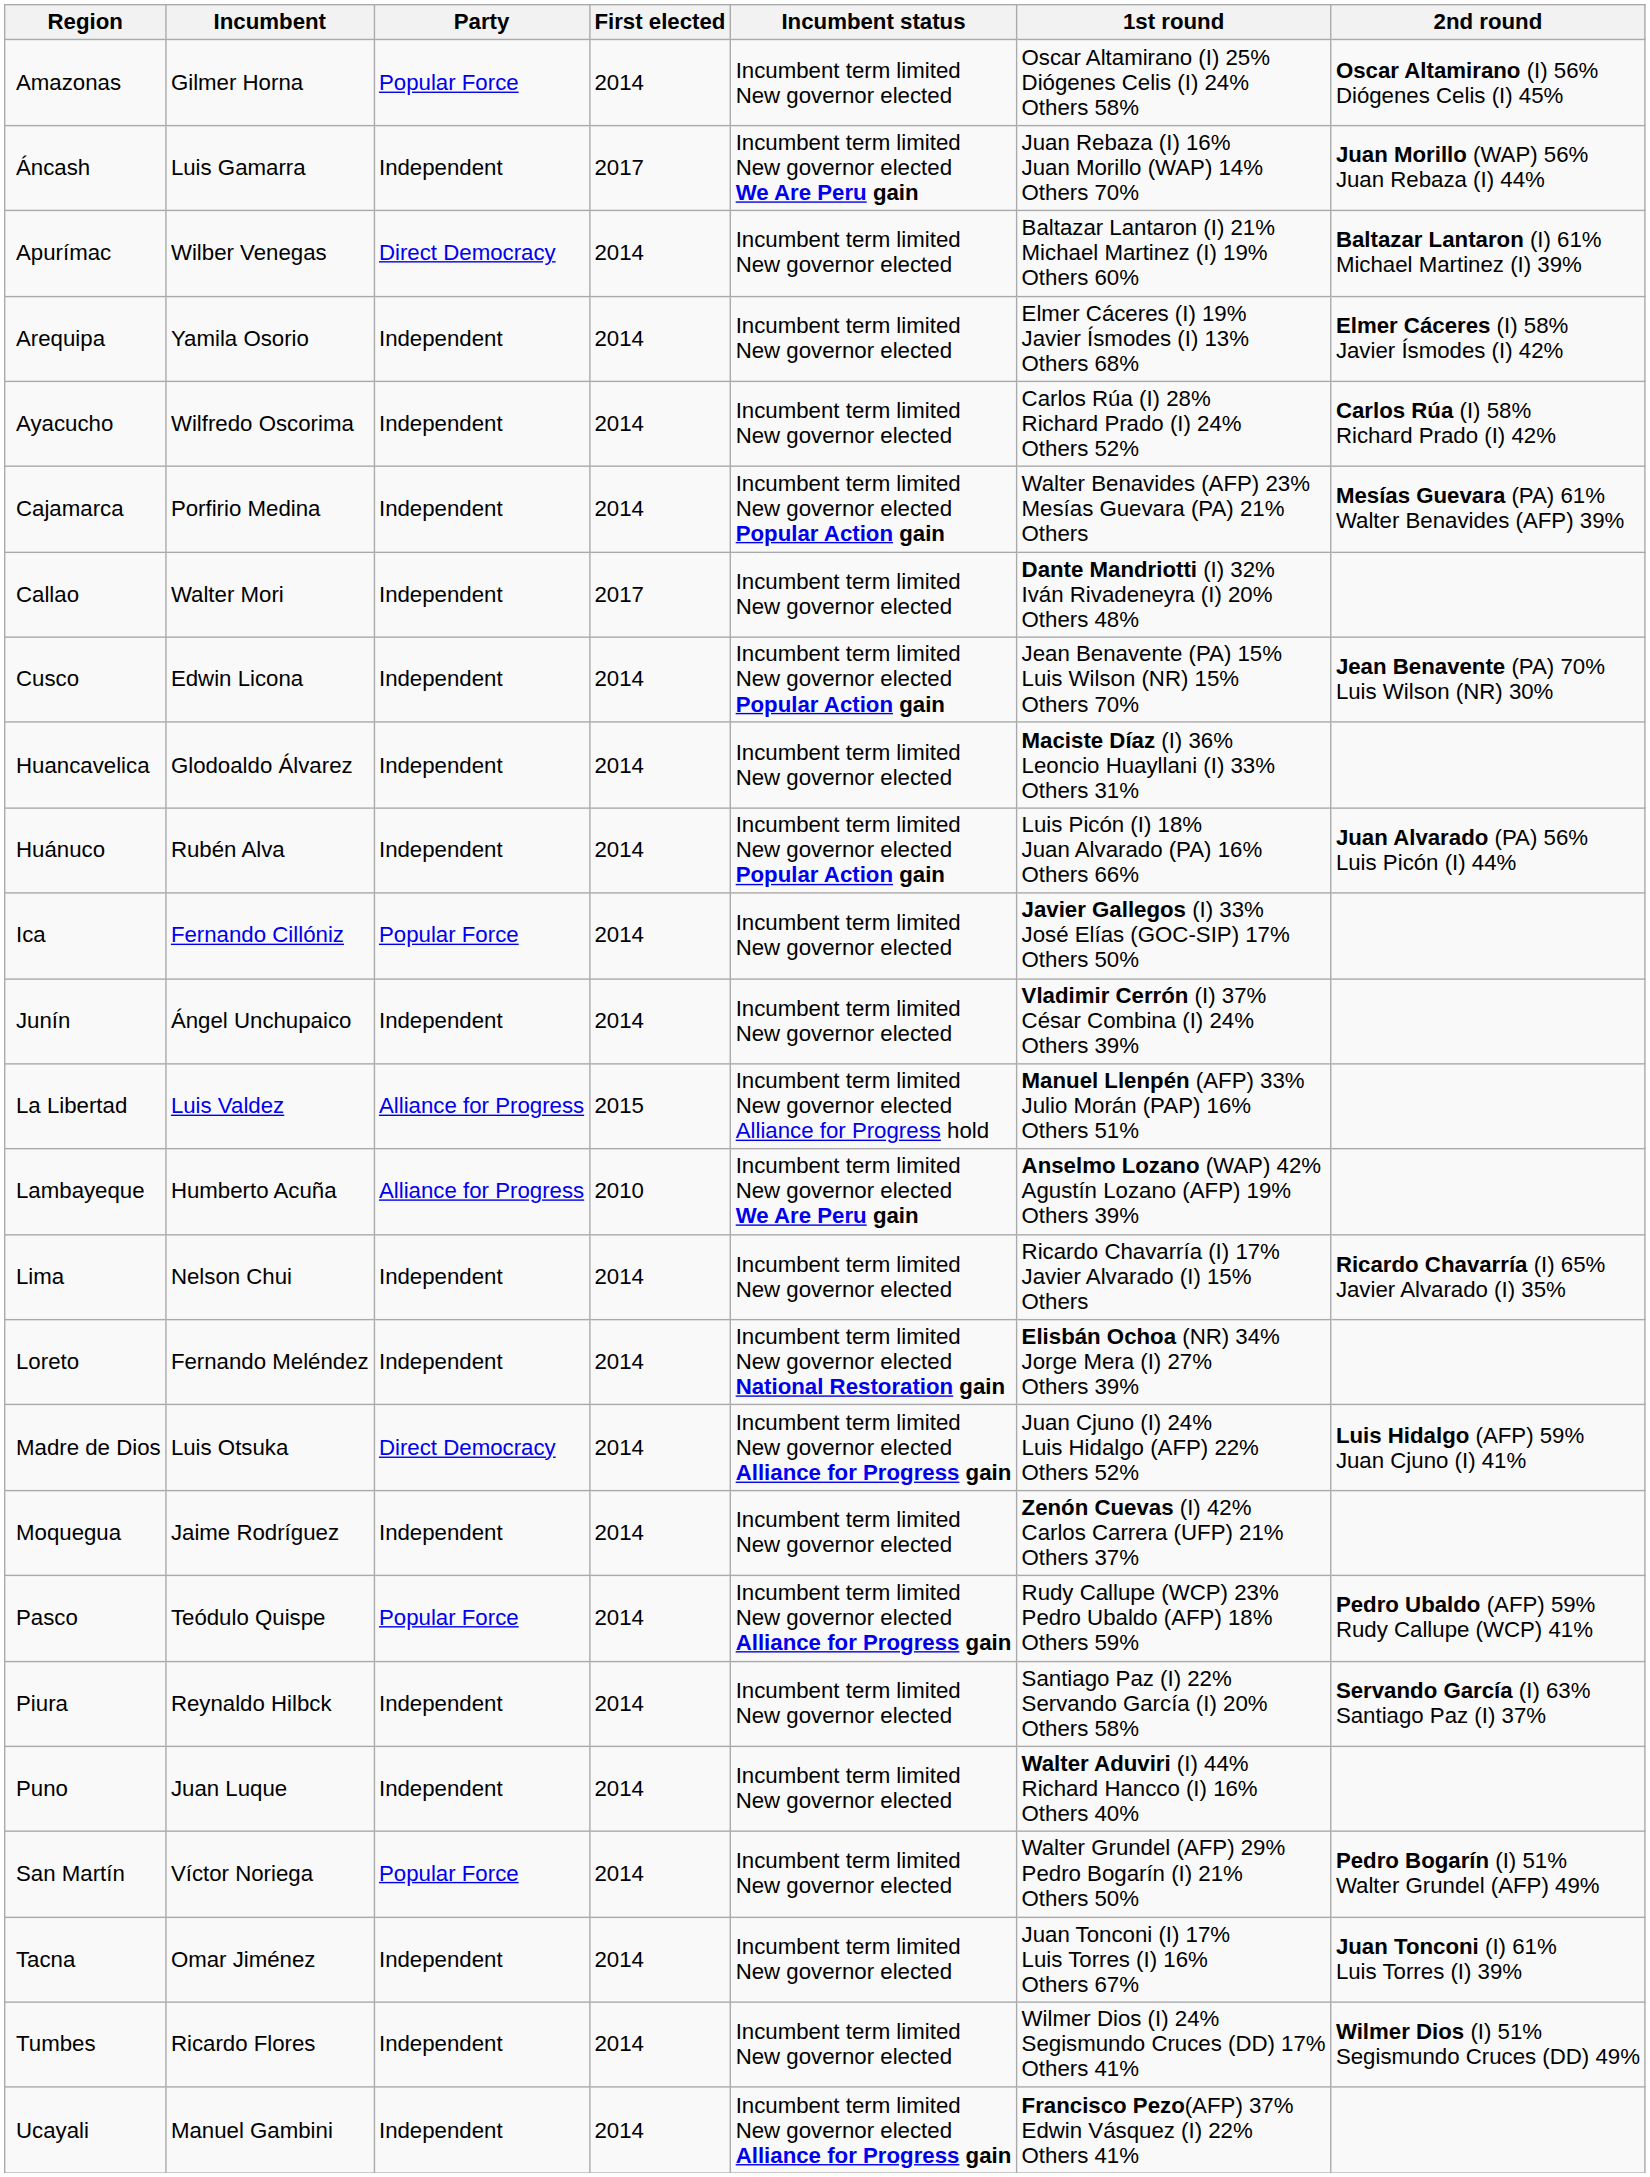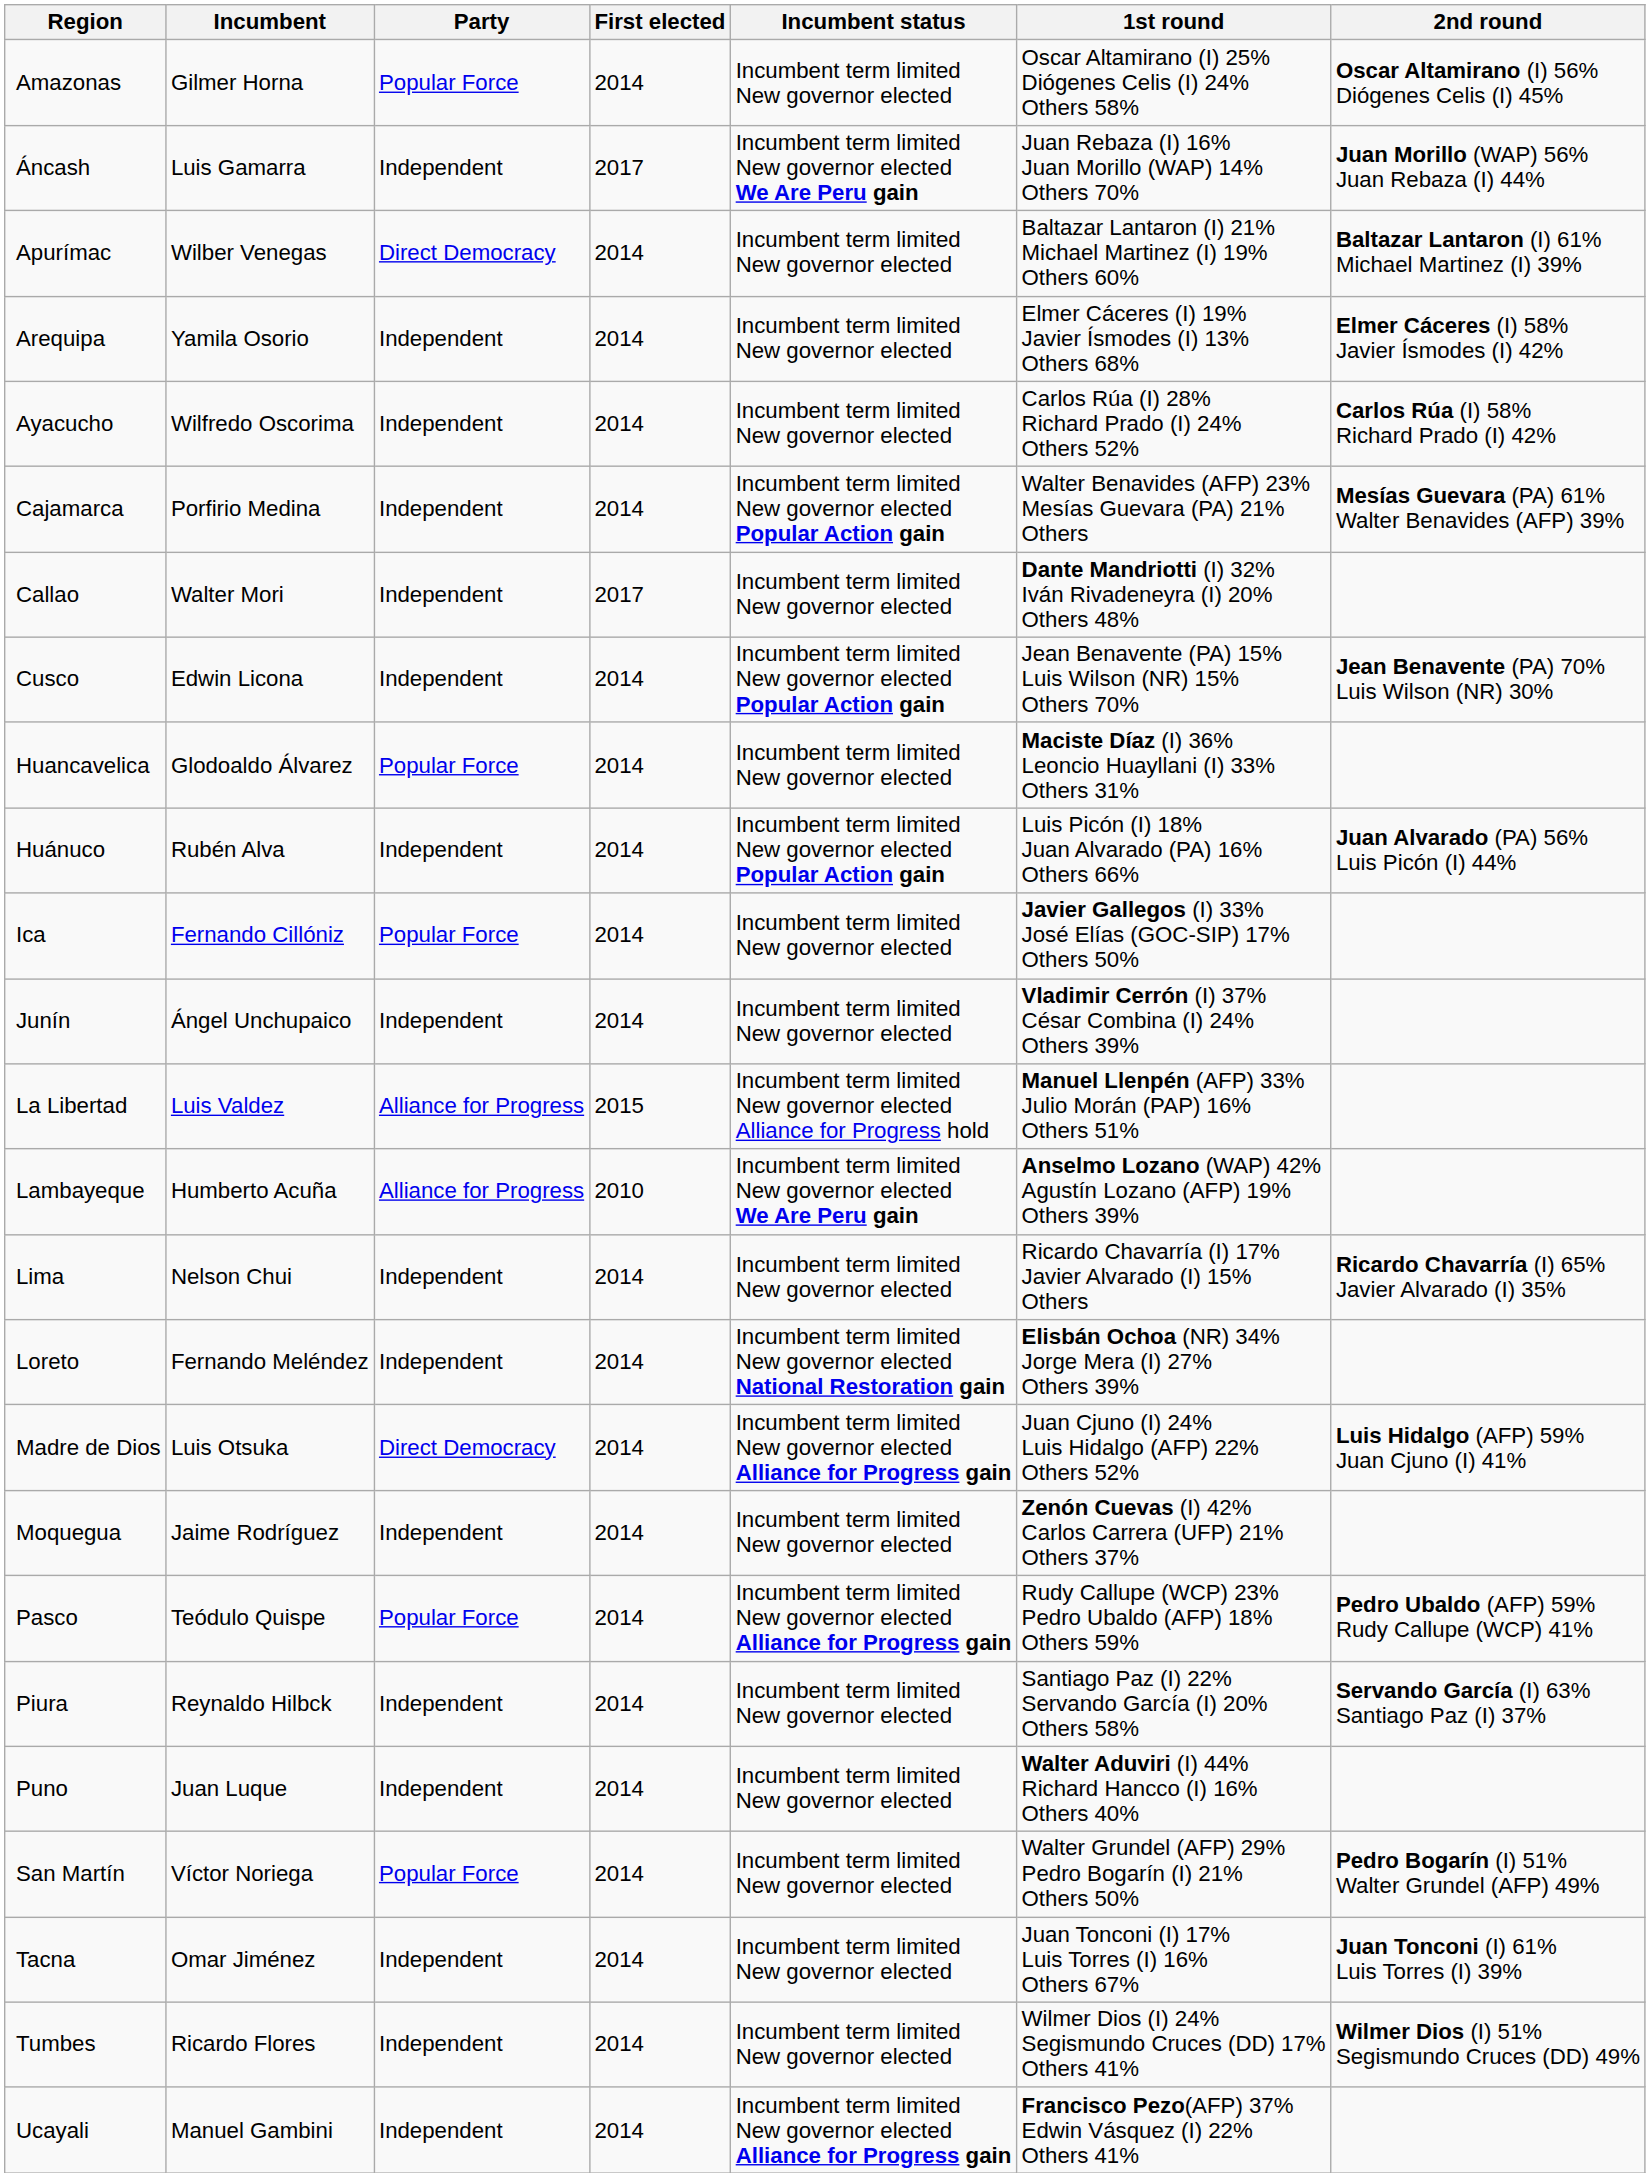(441, 764) Independent -> (449, 764) Popular Force
